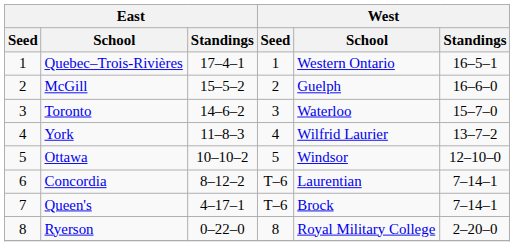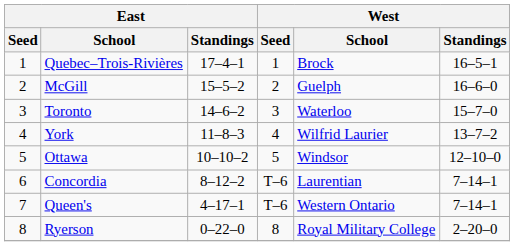(346, 63) Western Ontario -> (315, 63) Brock
(315, 205) Brock -> (346, 205) Western Ontario
